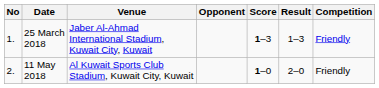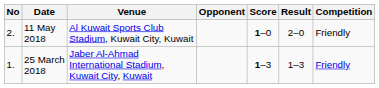rows swapped: (44, 38) <-> (40, 70)
